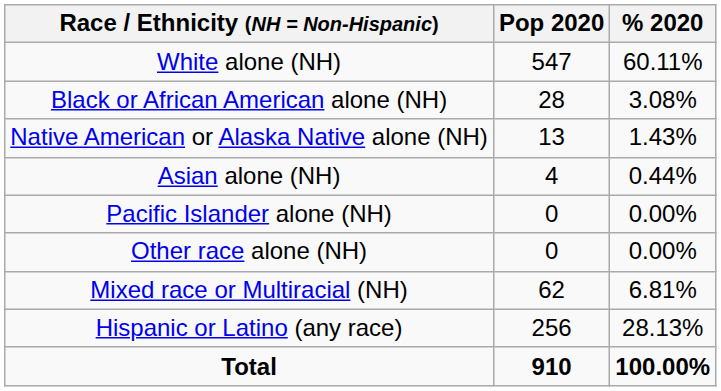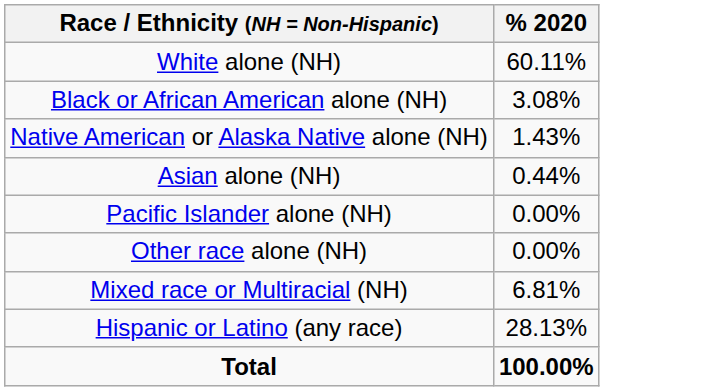- column: (552, 23)
